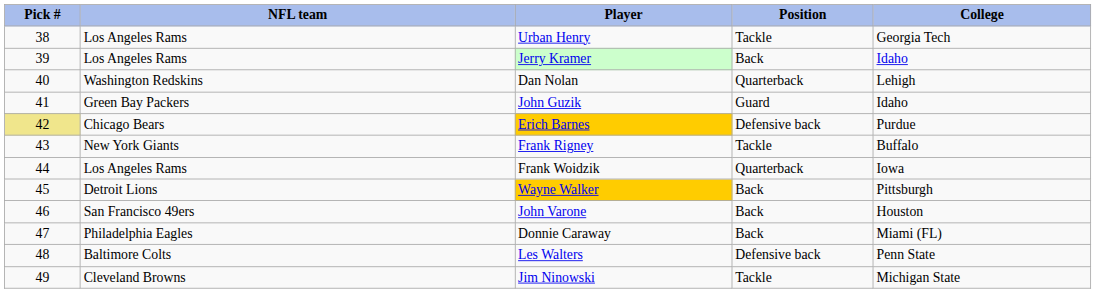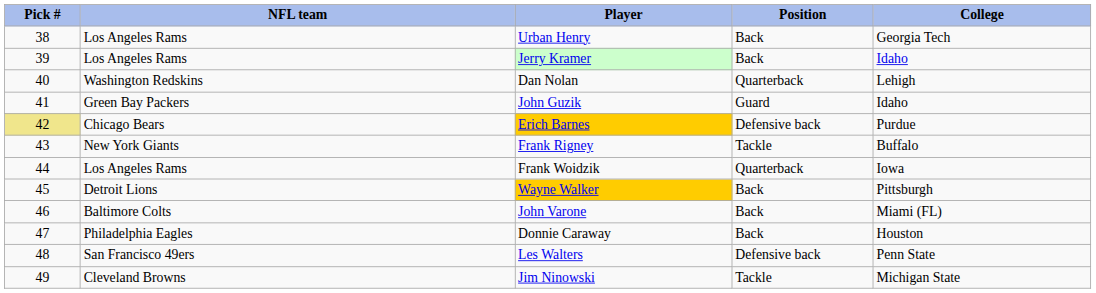(754, 37) Tackle -> (749, 37) Back
(139, 211) San Francisco 49ers -> (127, 211) Baltimore Colts
(900, 211) Houston -> (909, 211) Miami (FL)
(909, 233) Miami (FL) -> (900, 233) Houston
(127, 255) Baltimore Colts -> (139, 255) San Francisco 49ers
